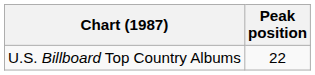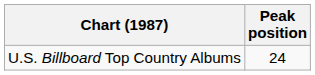(277, 57) 22 -> (277, 57) 24
